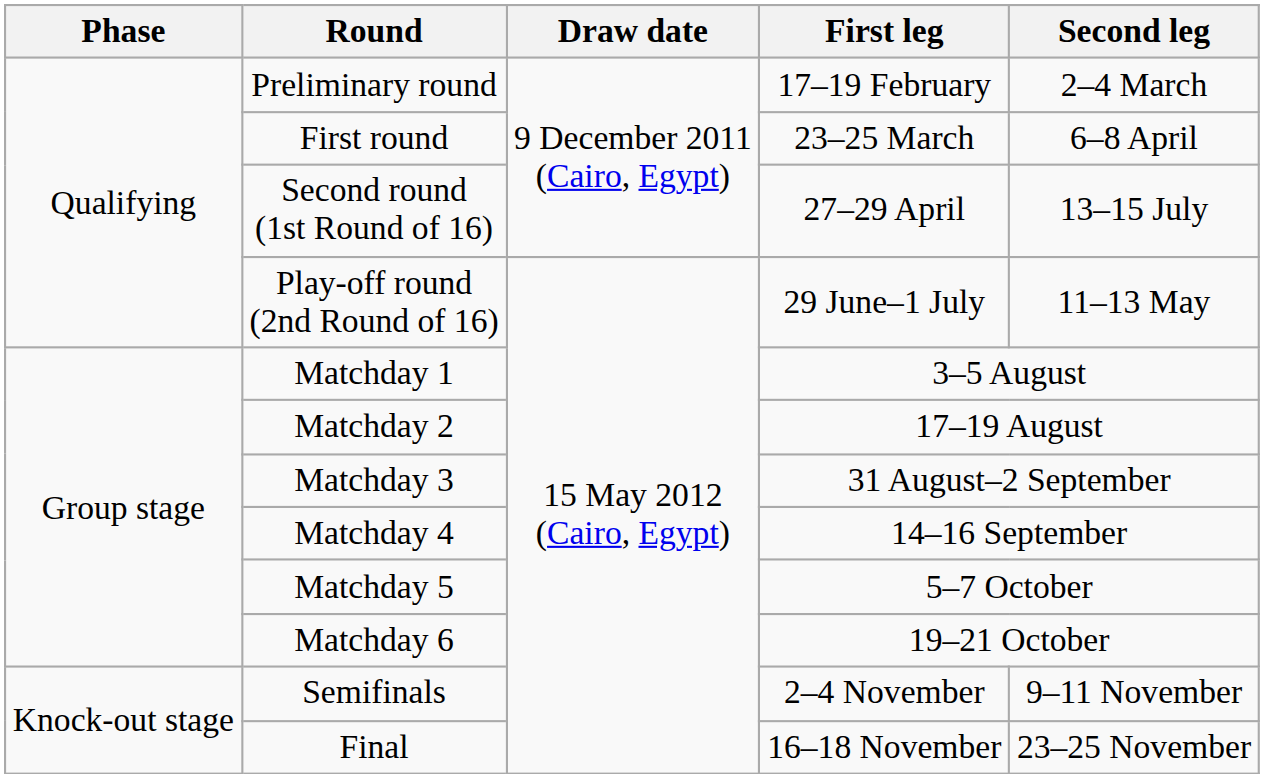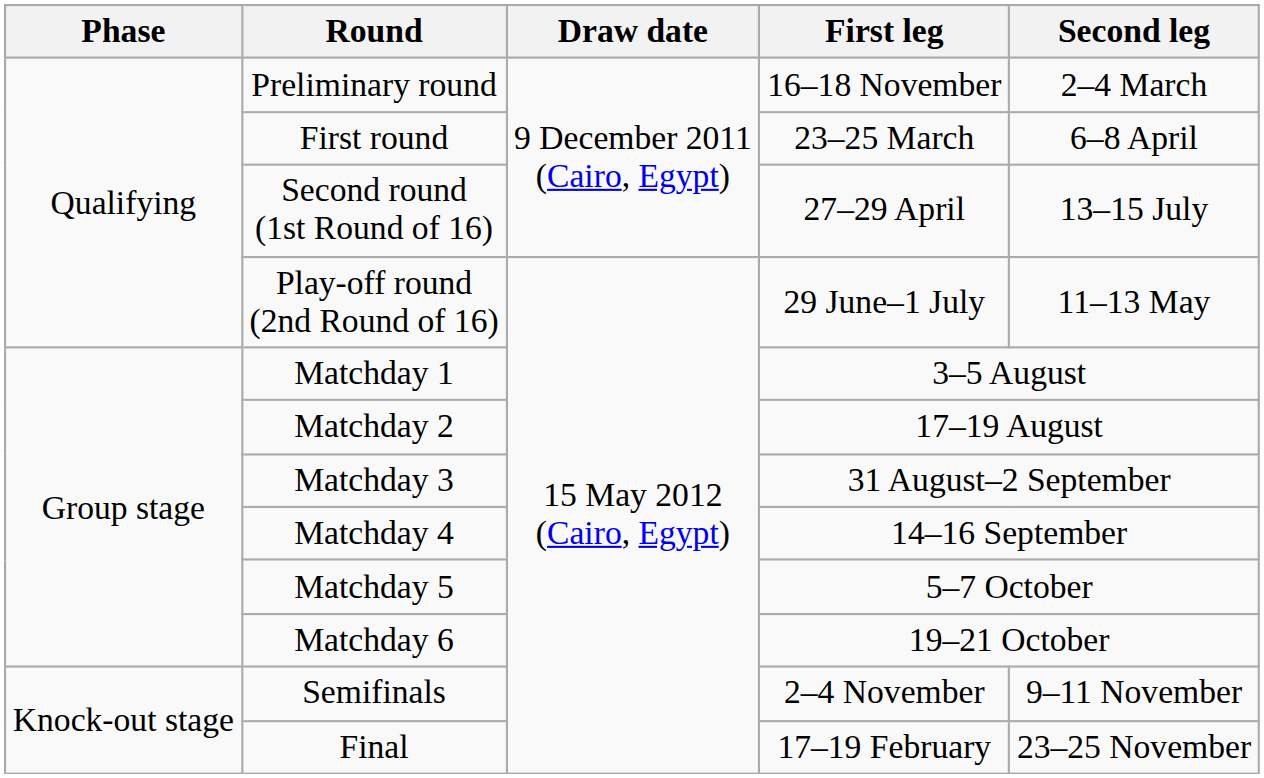(884, 84) 17–19 February -> (884, 84) 16–18 November
(884, 746) 16–18 November -> (884, 746) 17–19 February
